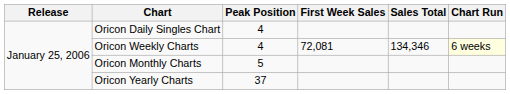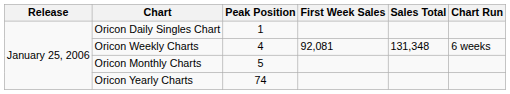(260, 30) 4 -> (260, 30) 1
(317, 47) 72,081 -> (317, 47) 92,081
(410, 47) 134,346 -> (410, 47) 131,348
(471, 47) lightyellow background -> (471, 47) no background
(260, 81) 37 -> (260, 81) 74
